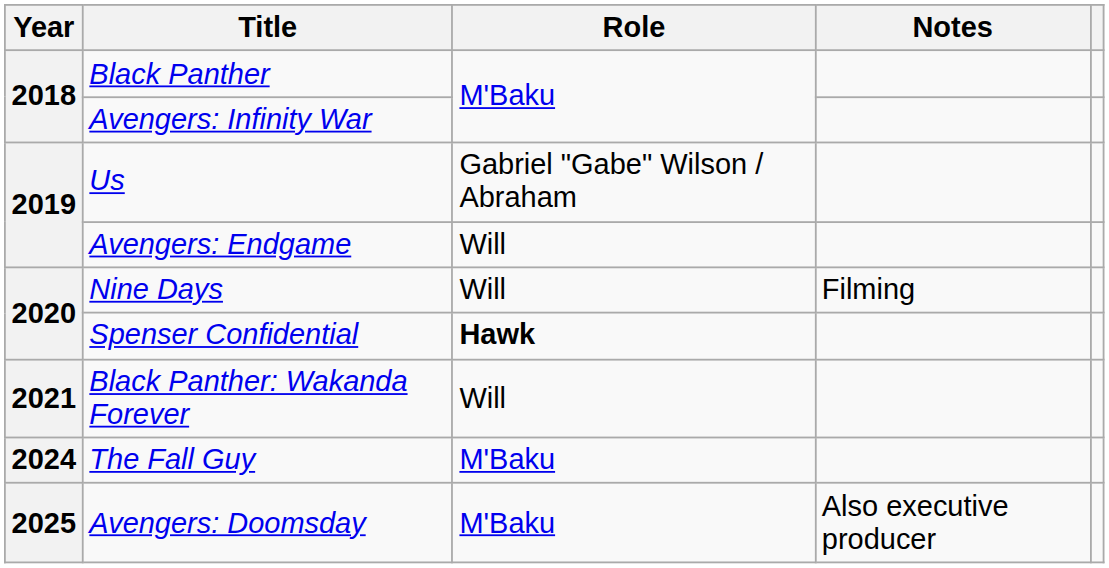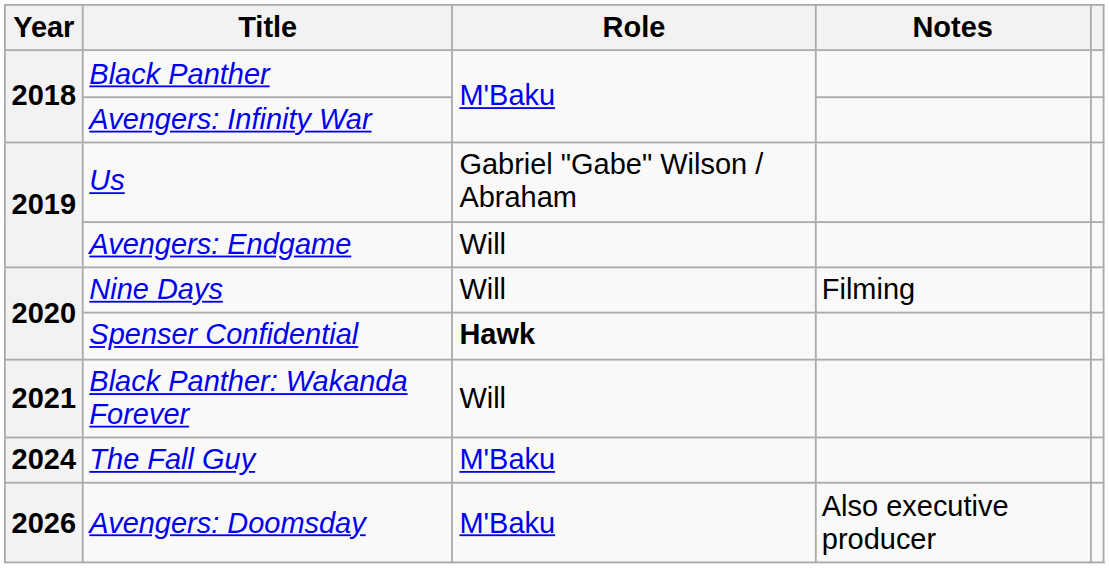(44, 522) 2025 -> (44, 522) 2026
